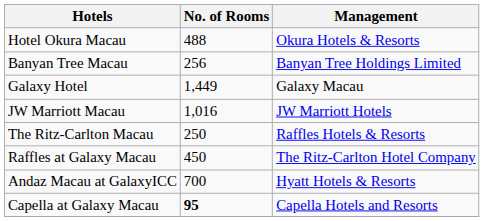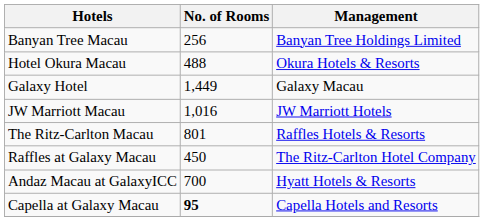rows swapped: (67, 39) <-> (68, 63)
(195, 134) 250 -> (195, 134) 801
